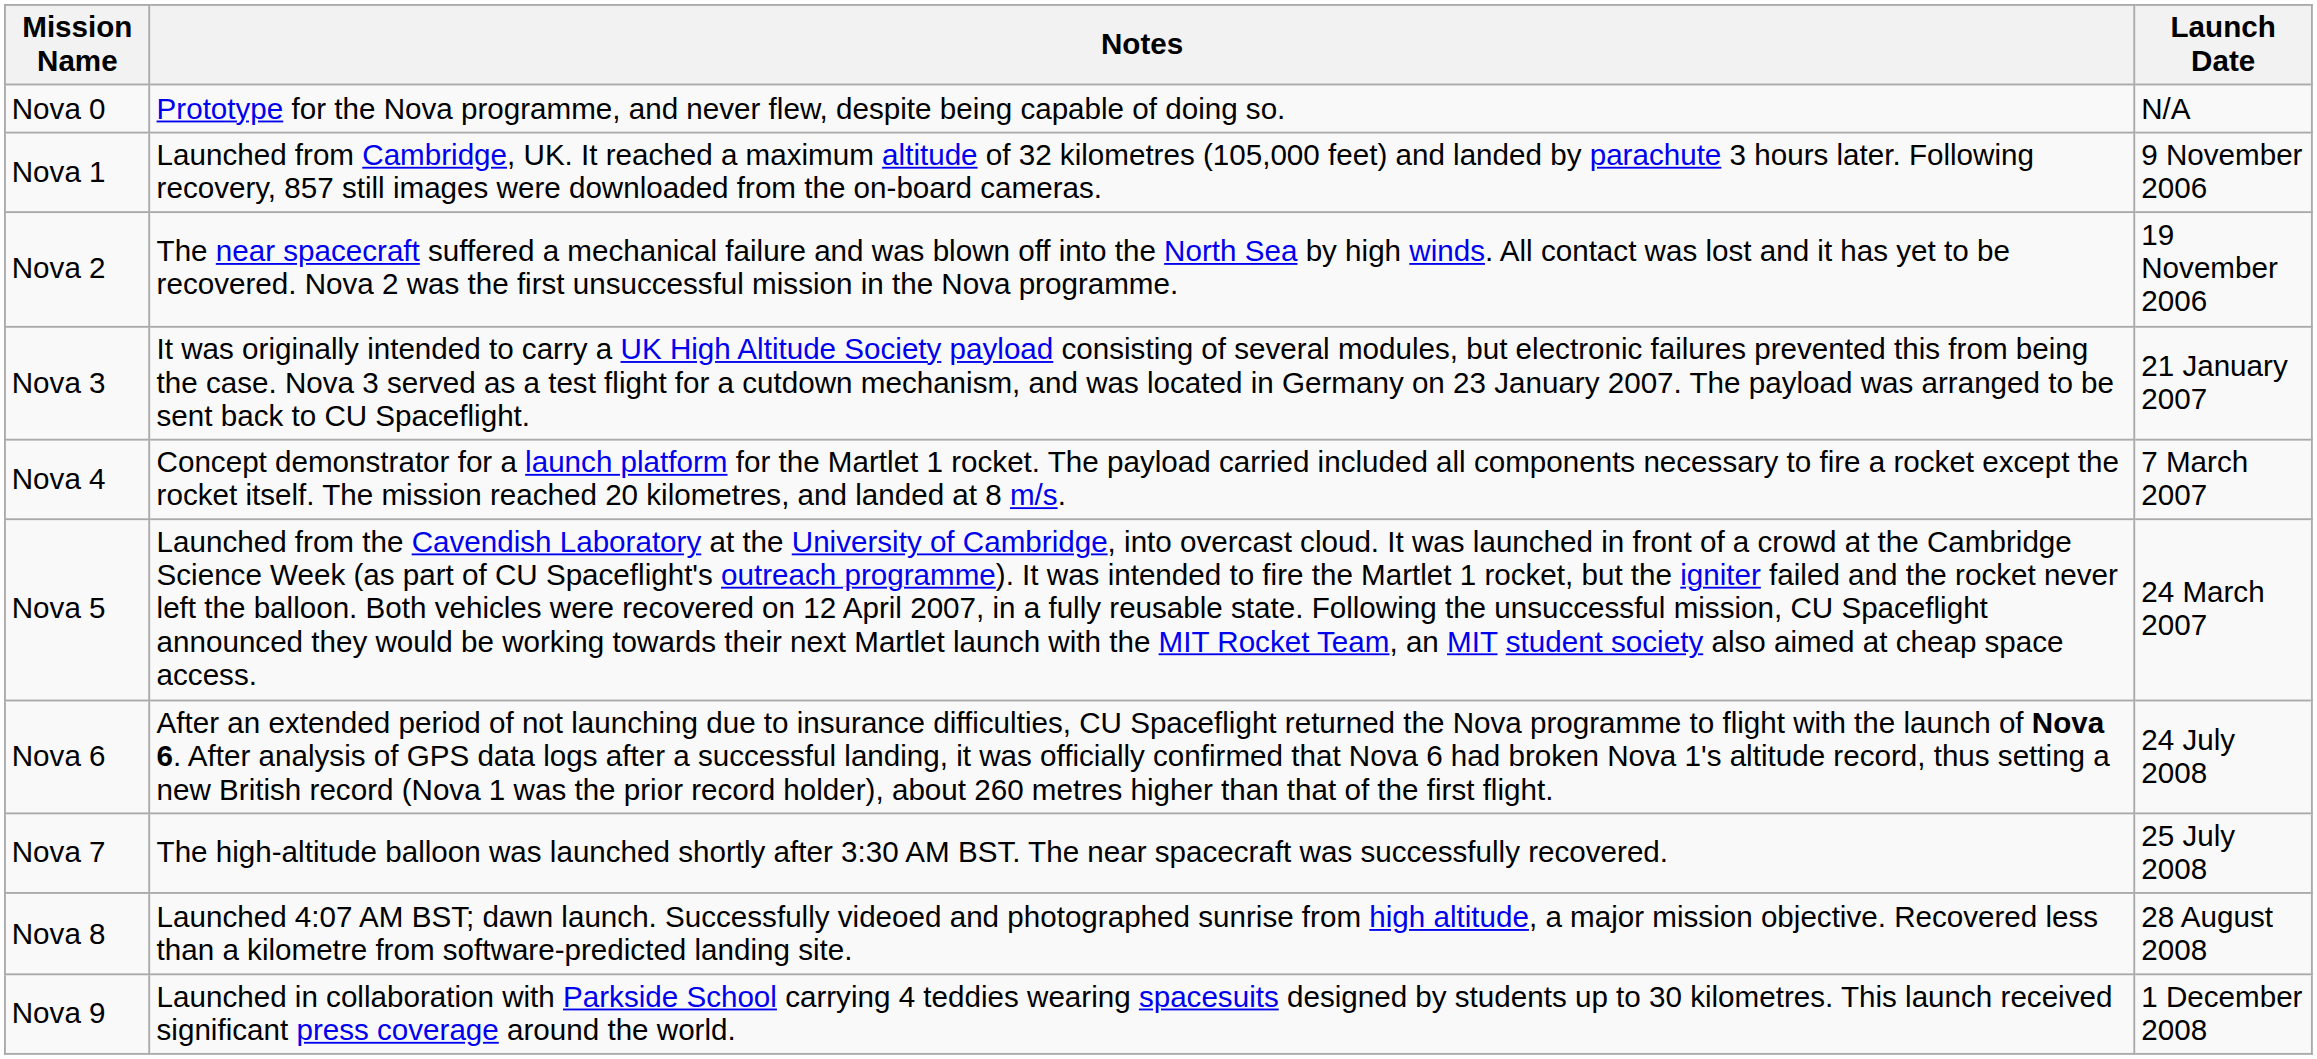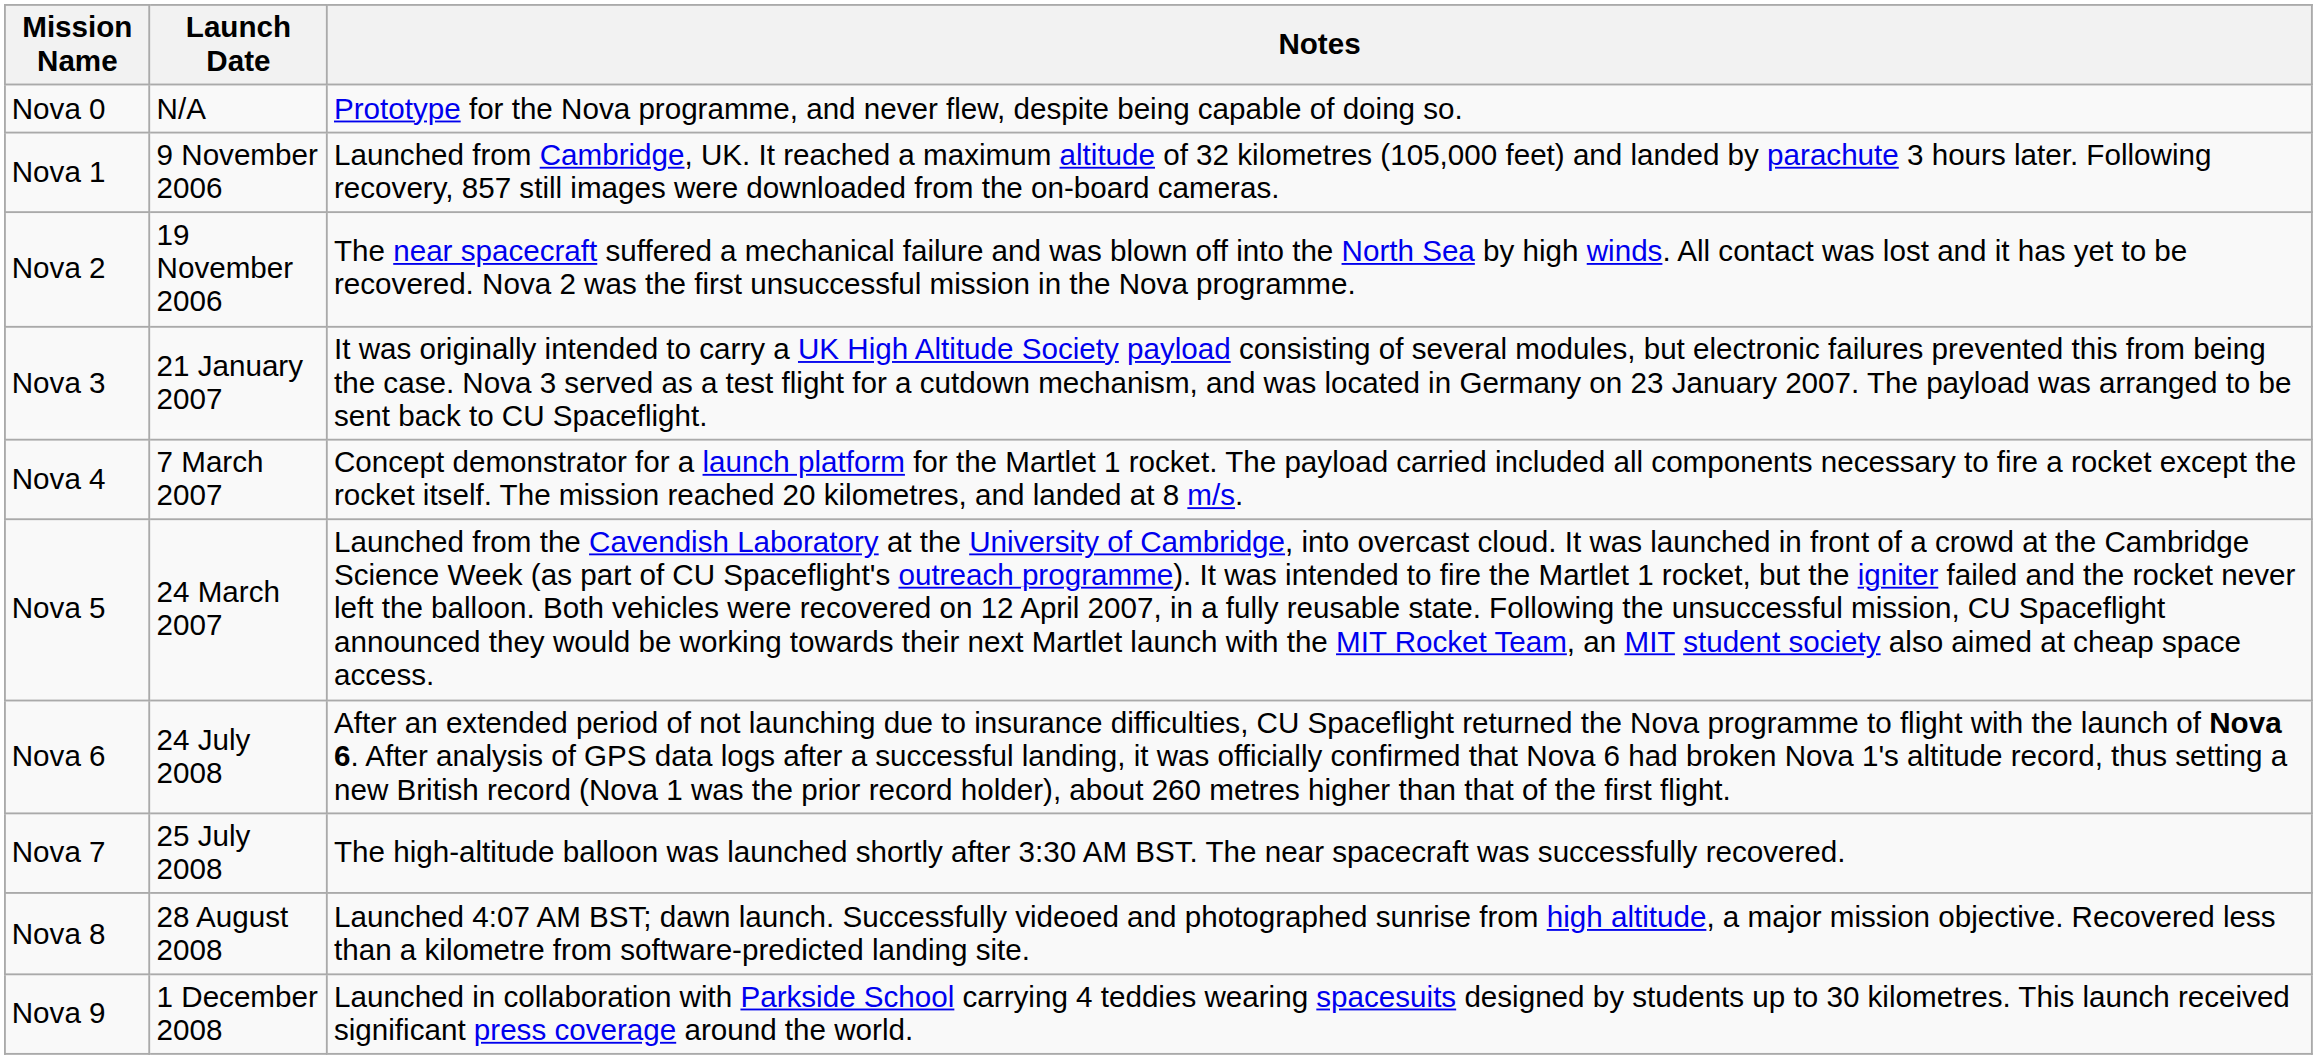columns swapped: (2223, 44) <-> (1142, 44)
